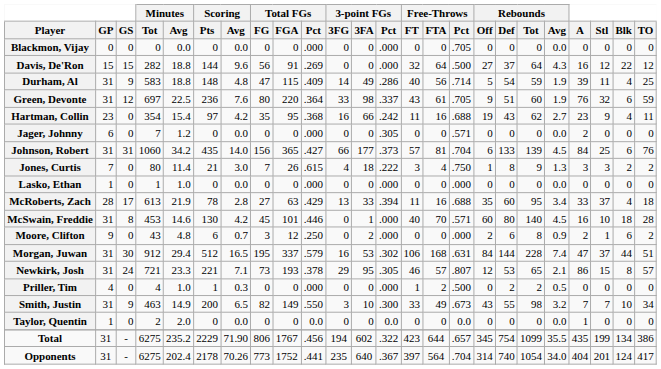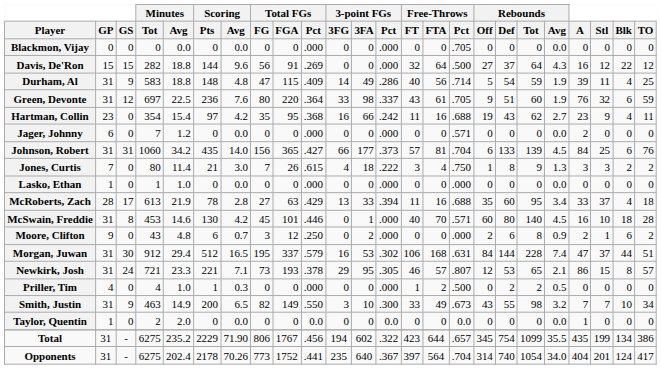(389, 133) .305 -> (389, 133) .000
